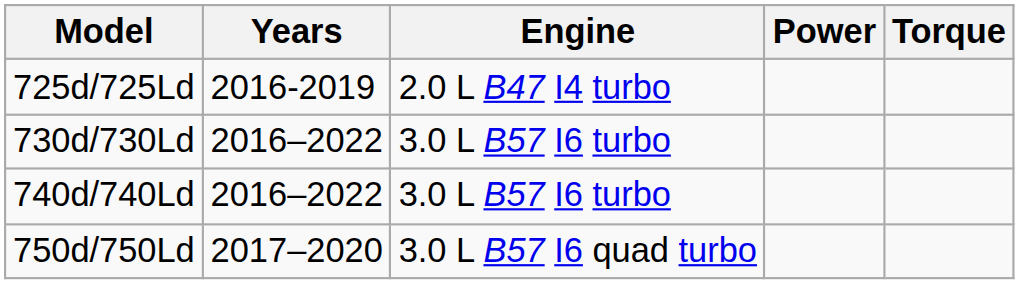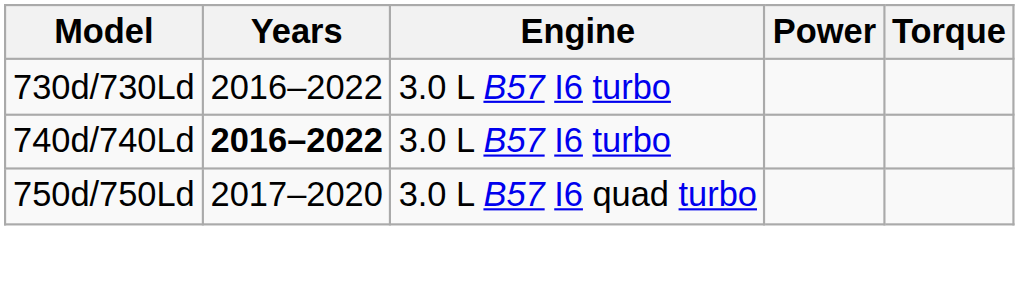- row: (104, 86)
(297, 195) normal -> (297, 140) bold
